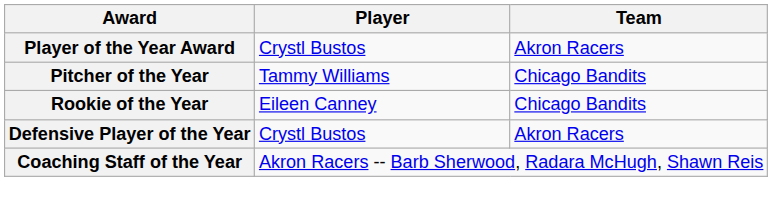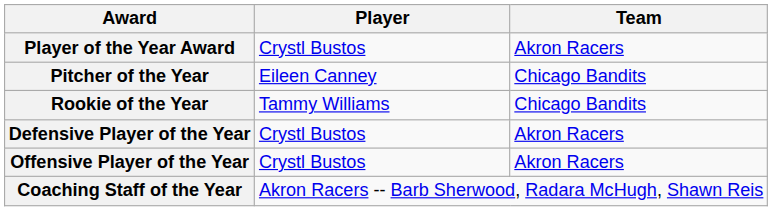(324, 76) Tammy Williams -> (318, 76) Eileen Canney
(318, 104) Eileen Canney -> (324, 104) Tammy Williams
+ row: (130, 162)
